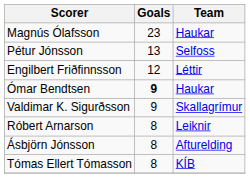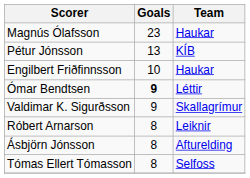(195, 51) Selfoss -> (185, 51) KÍB
(154, 70) 12 -> (154, 70) 10
(189, 70) Léttir -> (195, 70) Haukar
(195, 88) Haukar -> (189, 88) Léttir
(185, 164) KÍB -> (195, 164) Selfoss
